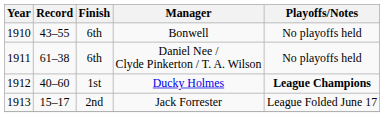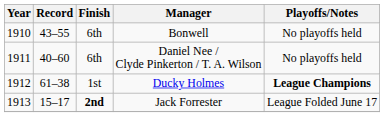(55, 58) 61–38 -> (55, 58) 40–60
(55, 83) 40–60 -> (55, 83) 61–38
(94, 102) normal -> (94, 102) bold
